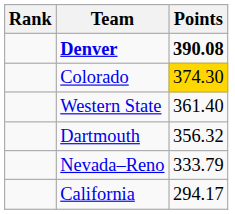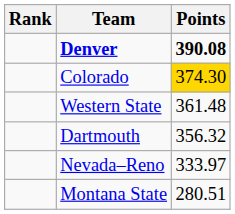(198, 106) 361.40 -> (201, 106) 361.48
(198, 164) 333.79 -> (201, 164) 333.97
- row: (98, 194)
+ row: (114, 194)
